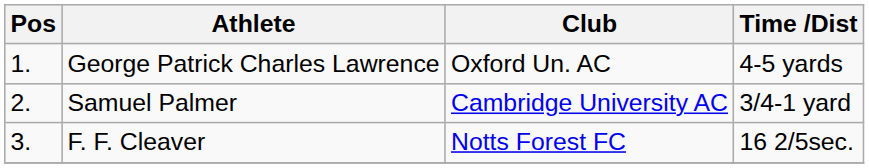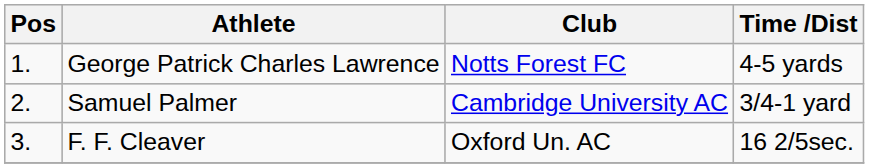(531, 63) Oxford Un. AC -> (539, 63) Notts Forest FC
(539, 142) Notts Forest FC -> (531, 142) Oxford Un. AC
